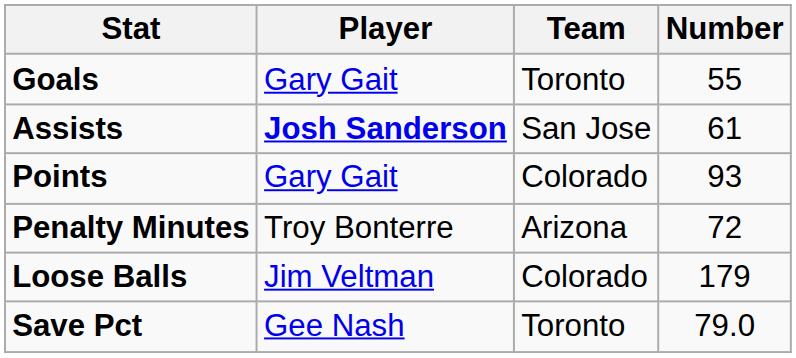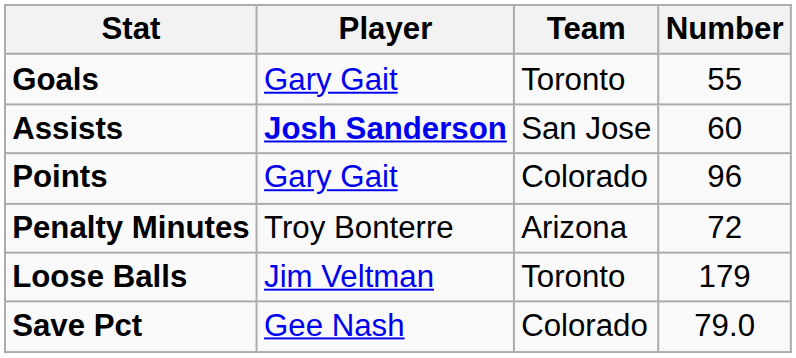(725, 128) 61 -> (725, 128) 60
(725, 177) 93 -> (725, 177) 96
(585, 276) Colorado -> (573, 276) Toronto
(573, 326) Toronto -> (585, 326) Colorado
